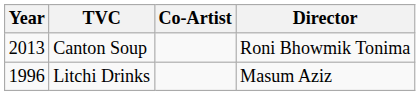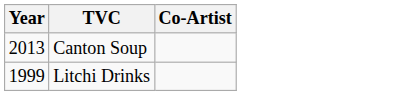- column: (325, 18)
(27, 76) 1996 -> (27, 76) 1999
